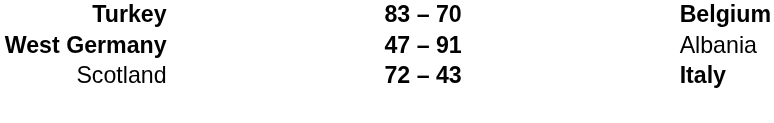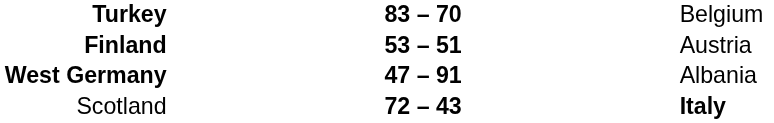(725, 14) bold -> (721, 14) normal
+ row: (125, 45)
